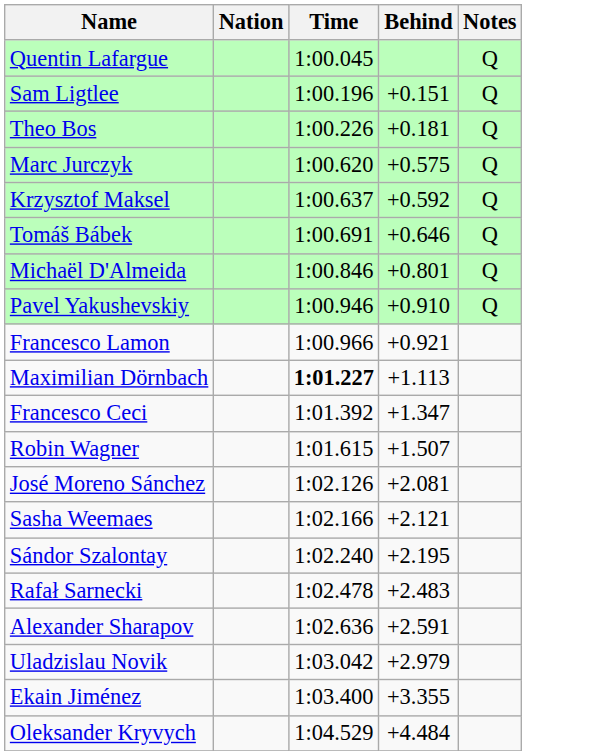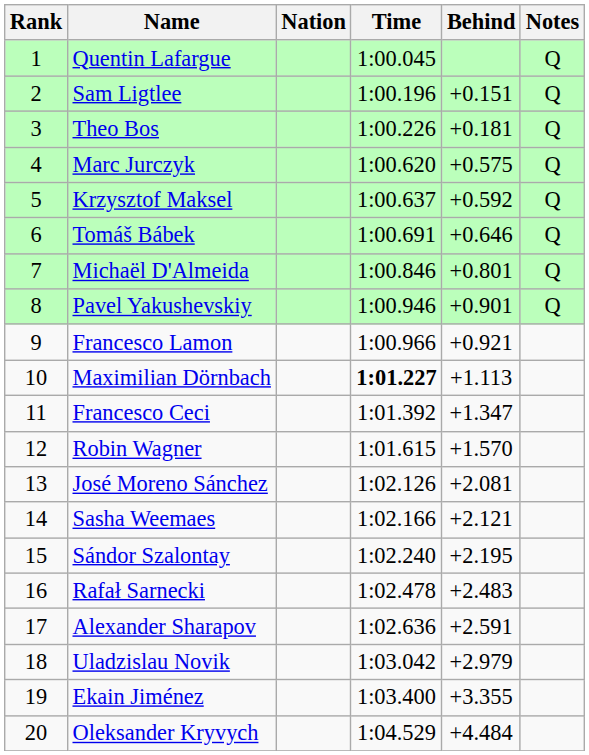+ column: (36, 22)
(419, 306) +0.910 -> (481, 306) +0.901
(419, 448) +1.507 -> (481, 448) +1.570
